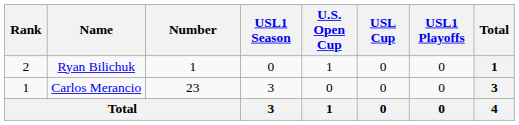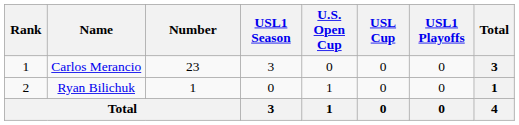rows swapped: (96, 88) <-> (96, 66)
